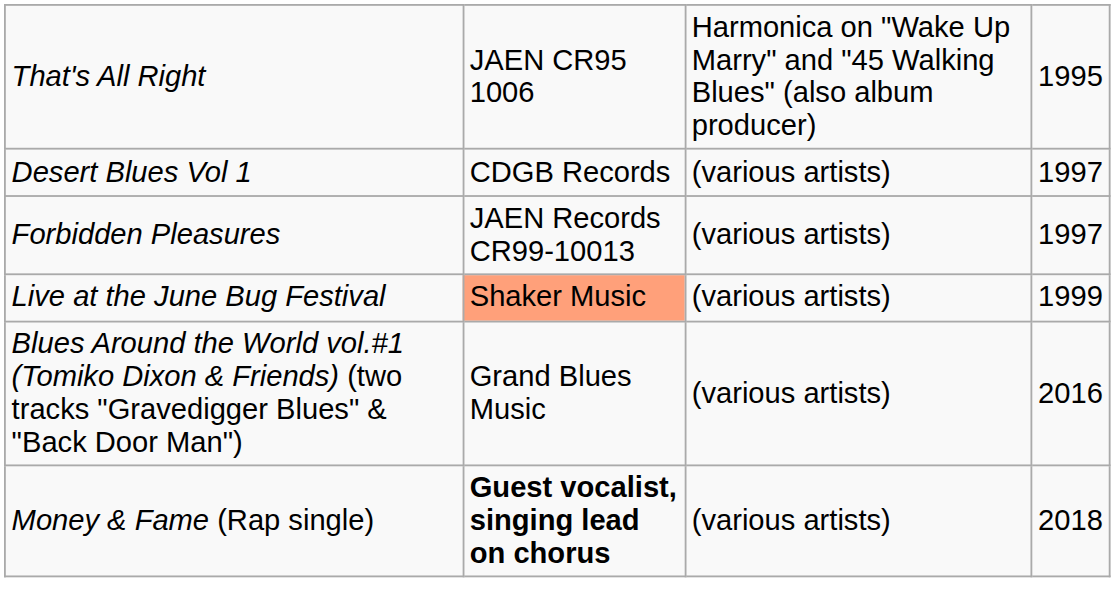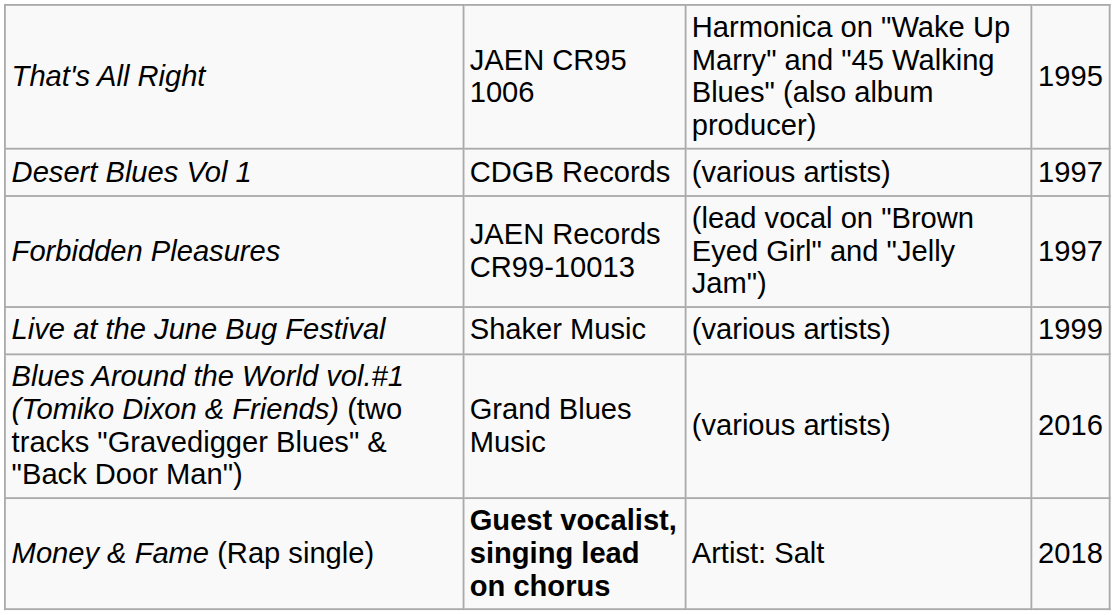(791, 234) (various artists) -> (833, 250) (lead vocal on "Brown Eyed Girl" and "Jelly Jam")
(558, 297) lightsalmon background -> (558, 329) no background
(791, 520) (various artists) -> (758, 553) Artist: Salt
